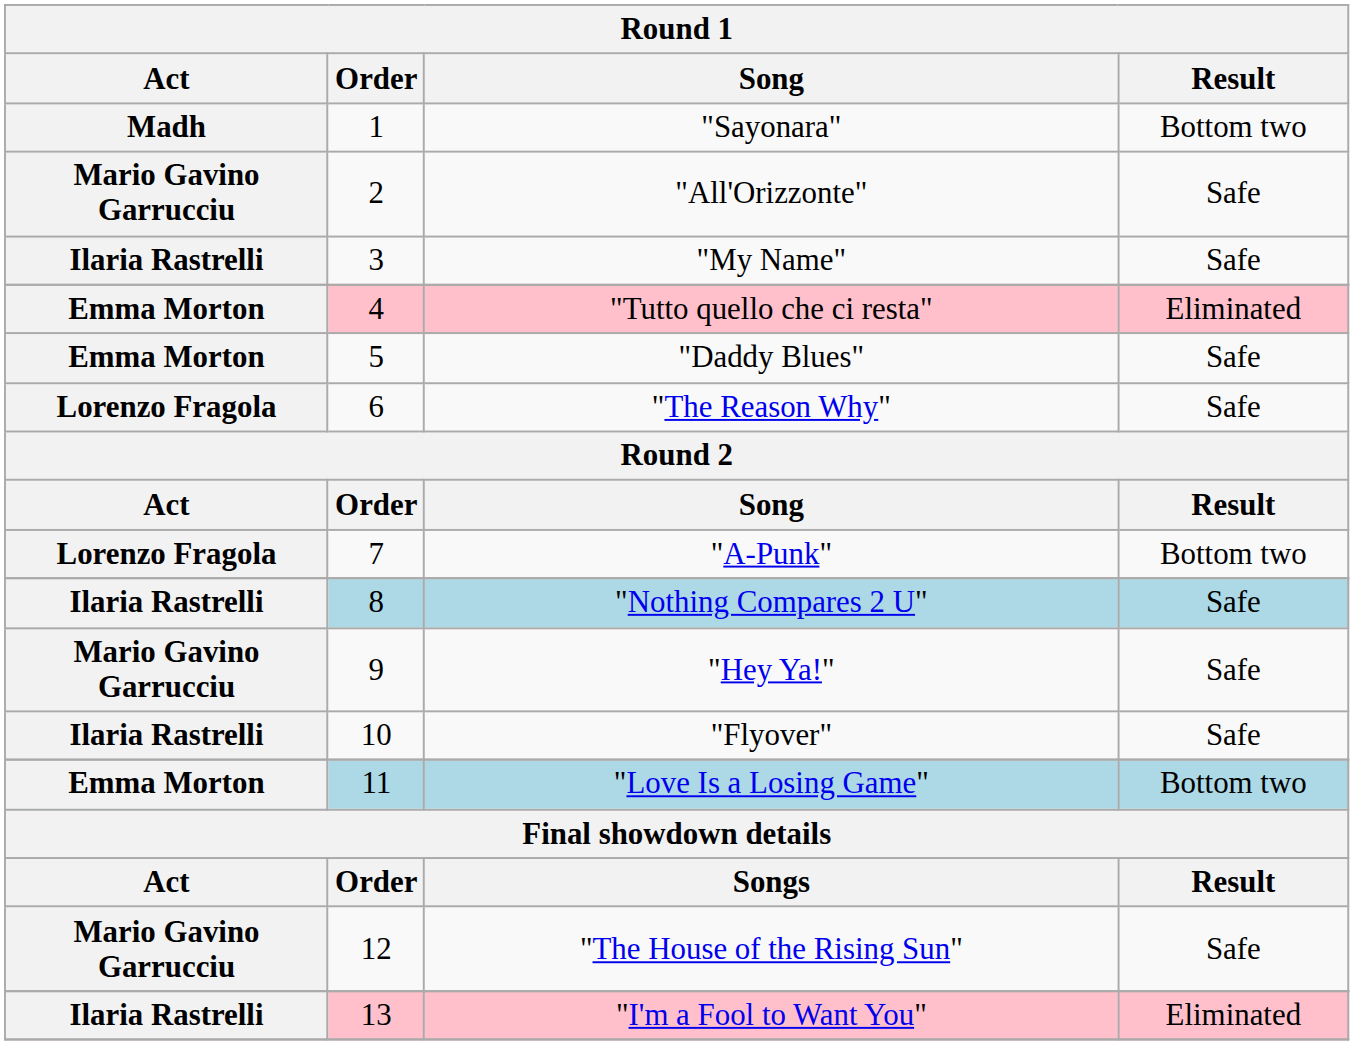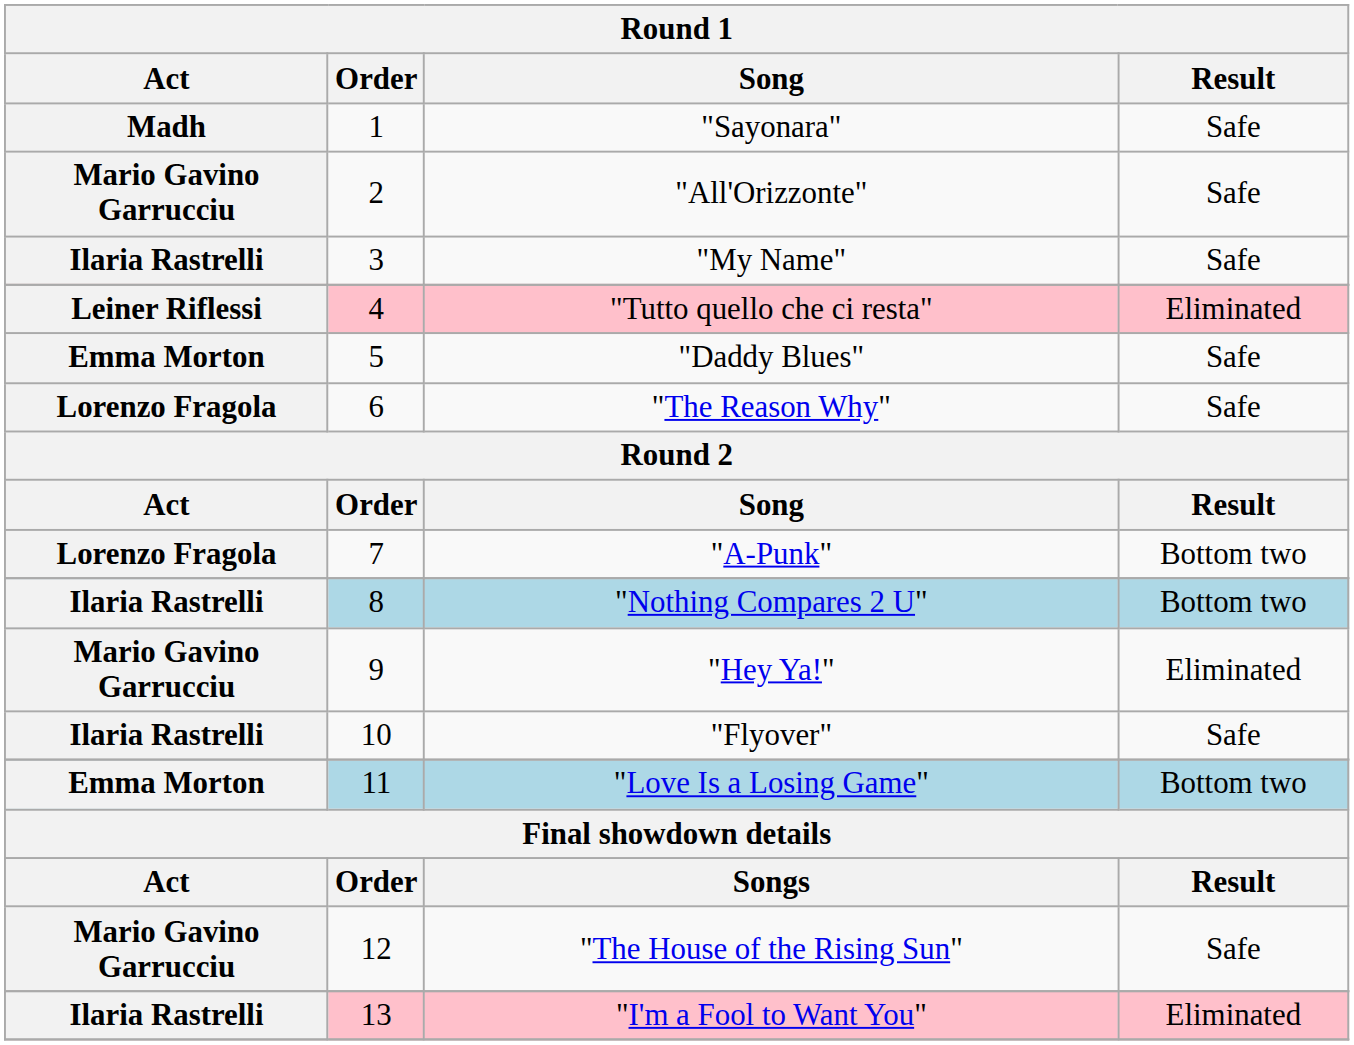(1233, 126) Bottom two -> (1233, 126) Safe
(166, 308) Emma Morton -> (166, 308) Leiner Riflessi
(1233, 602) Safe -> (1233, 602) Bottom two
(1233, 668) Safe -> (1233, 668) Eliminated
